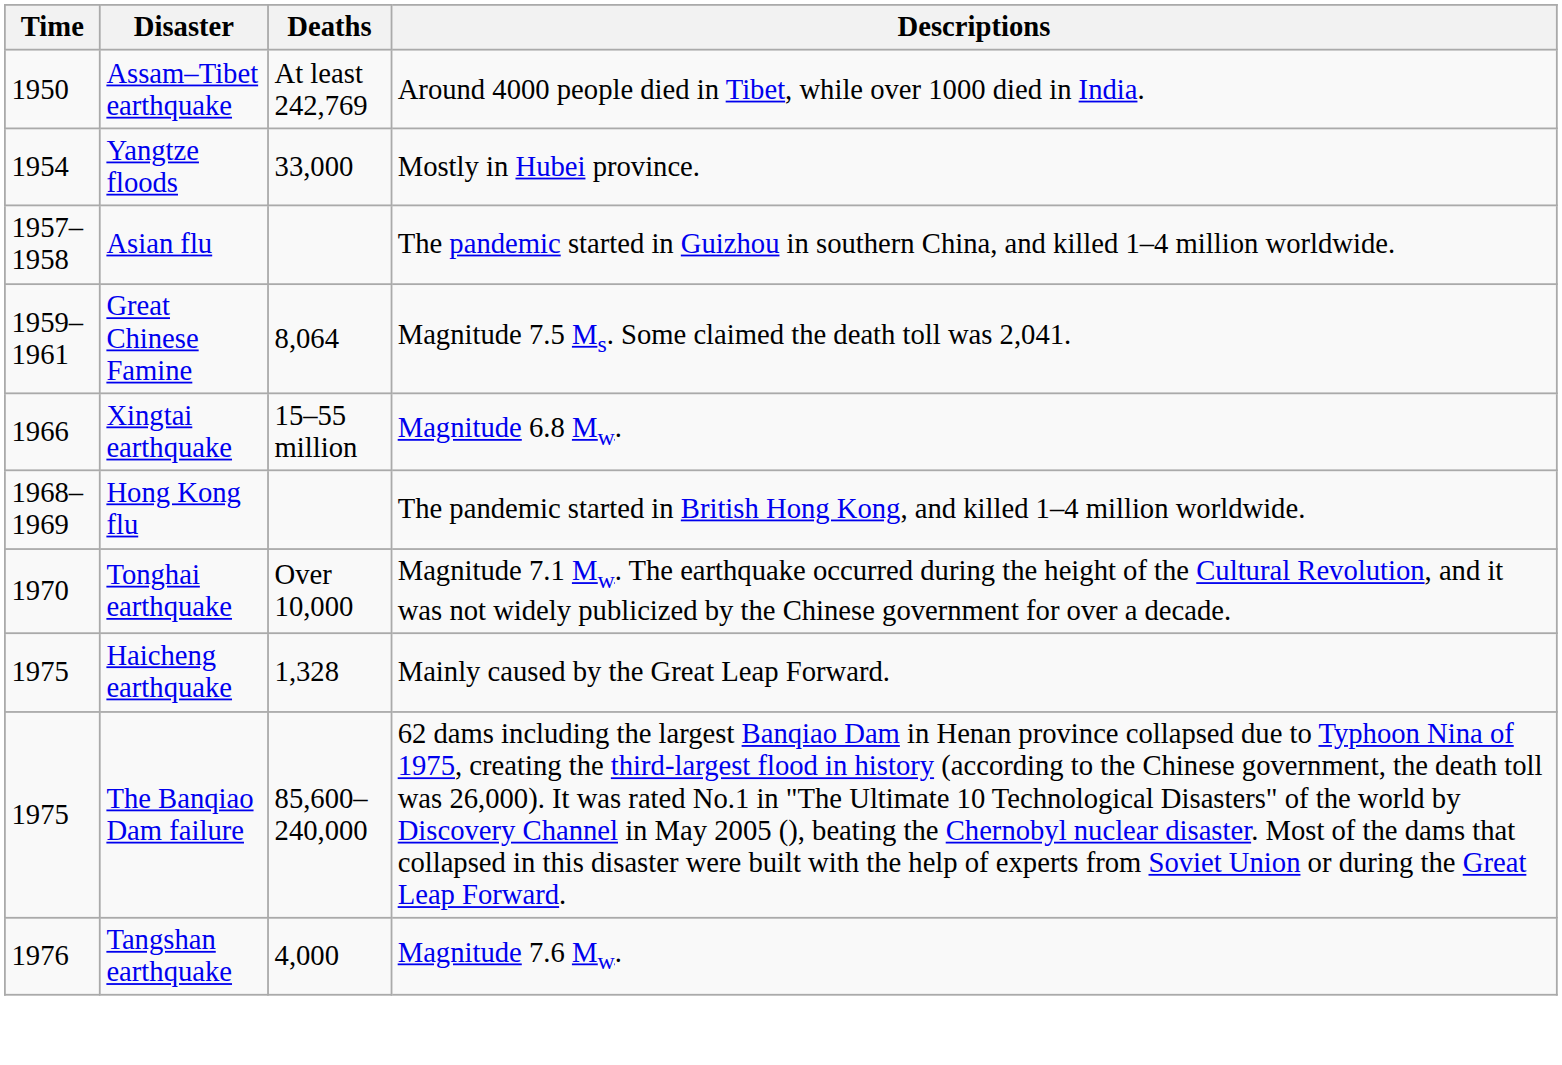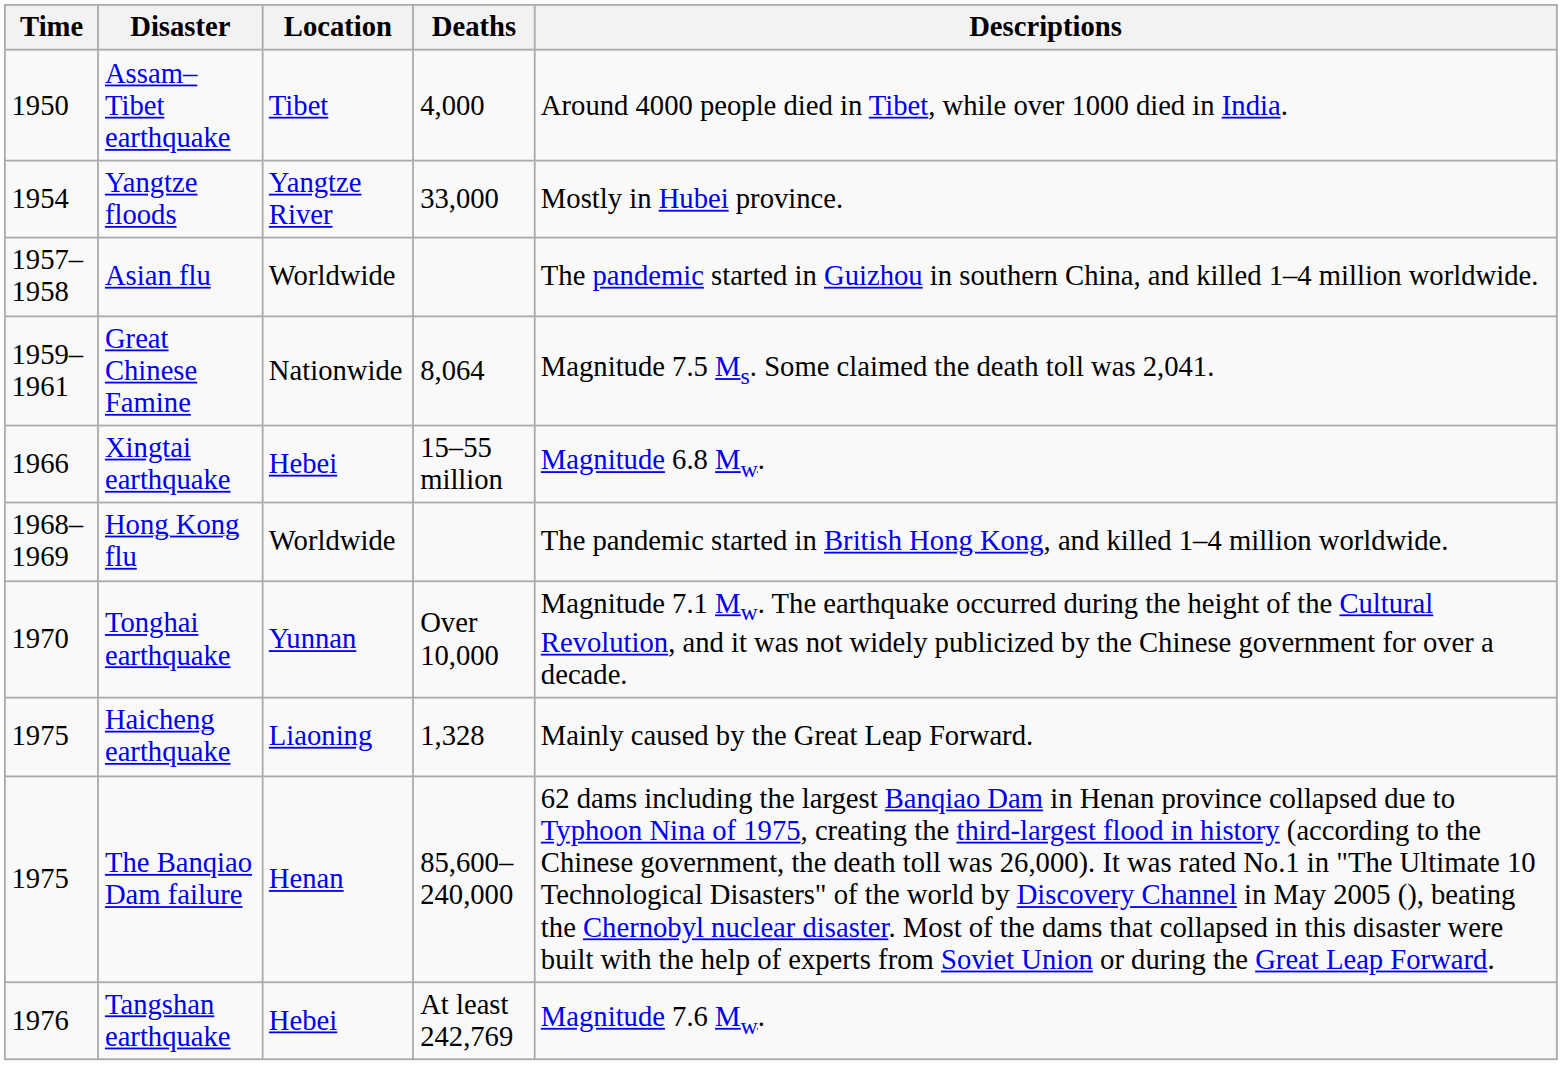+ column: (338, 27)
(321, 88) At least 242,769 -> (452, 104) 4,000
(307, 956) 4,000 -> (467, 1020) At least 242,769
